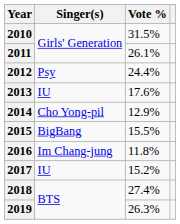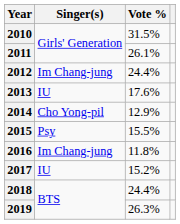(46, 72) Psy -> (75, 72) Im Chang-jung
(59, 131) BigBang -> (46, 131) Psy
(144, 190) 27.4% -> (144, 190) 24.4%
